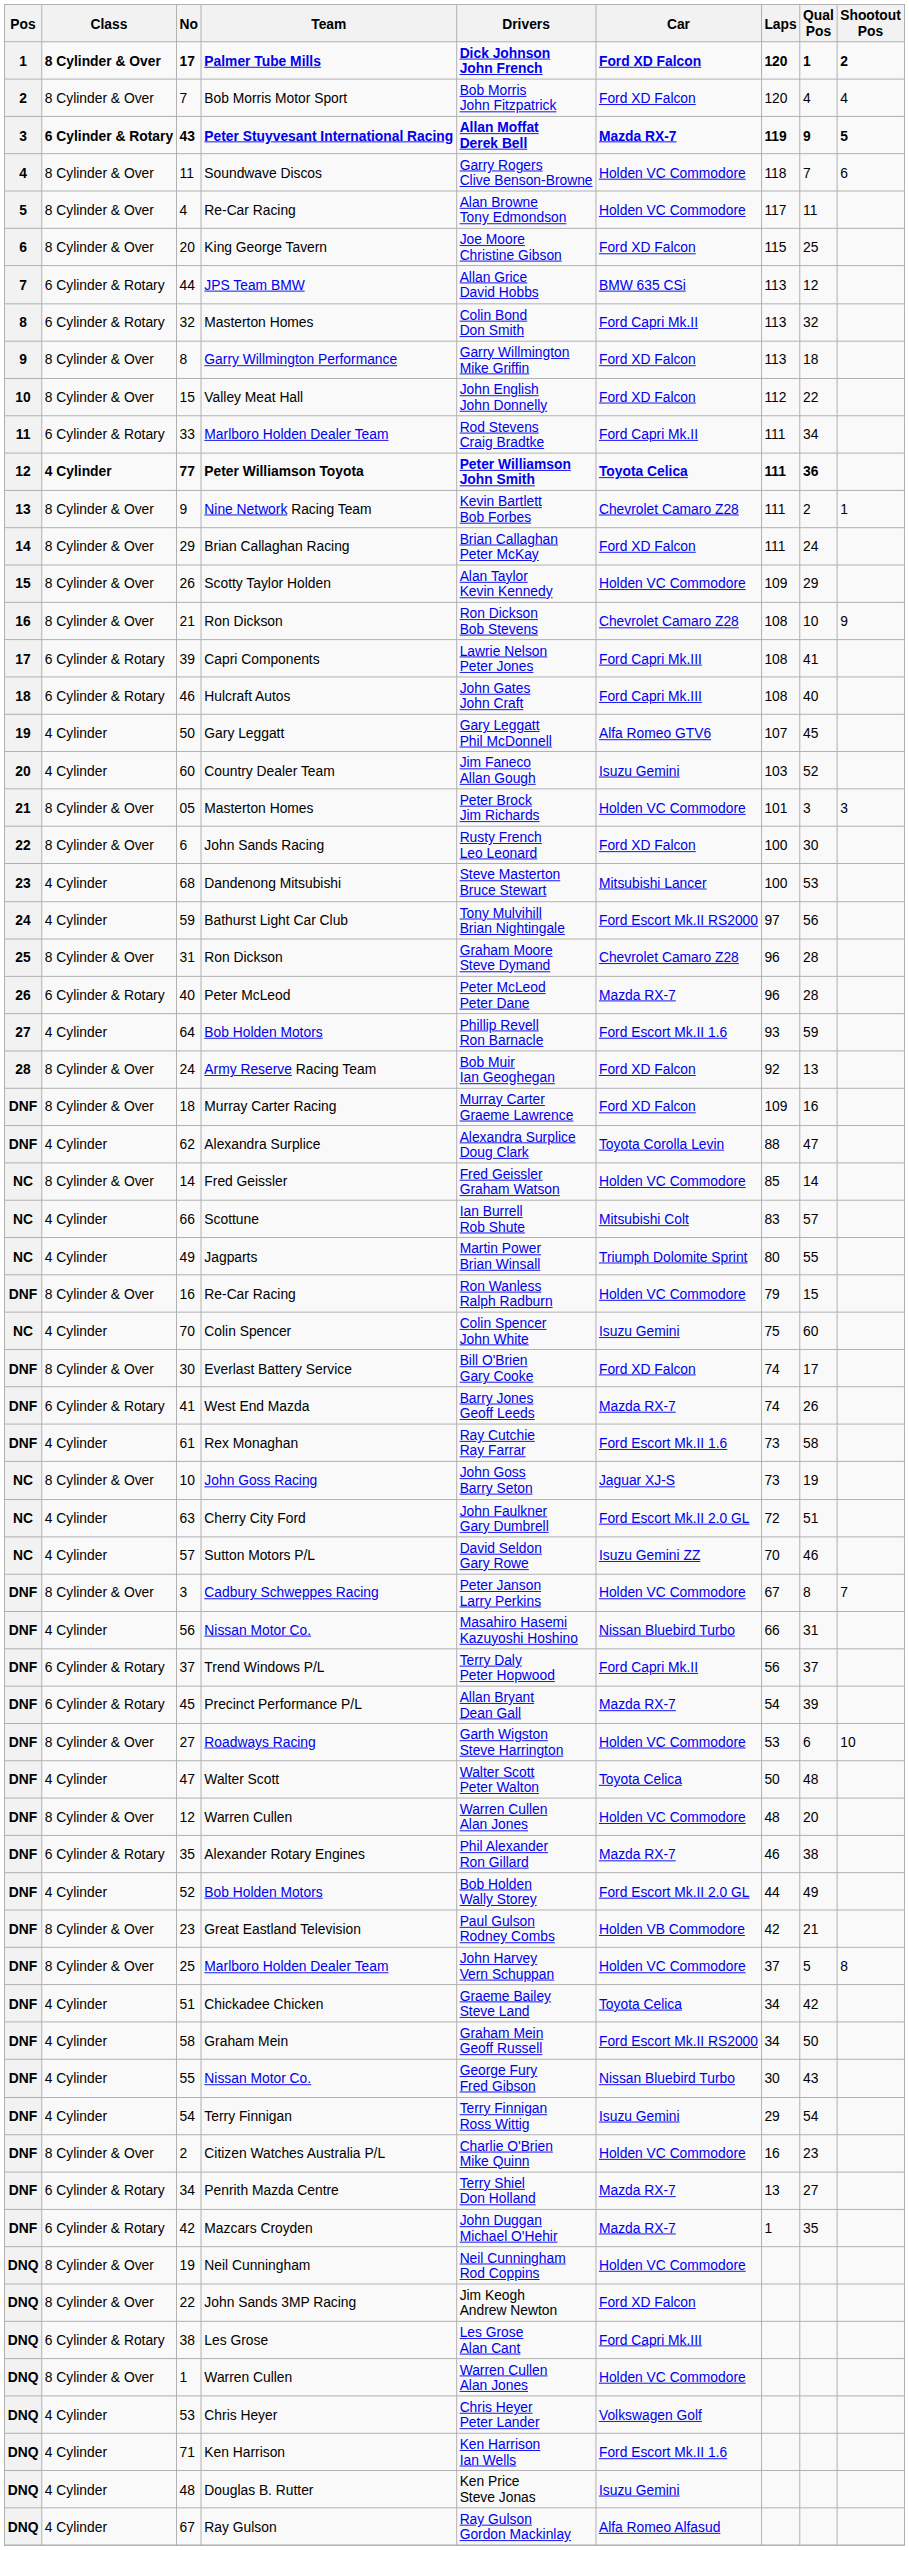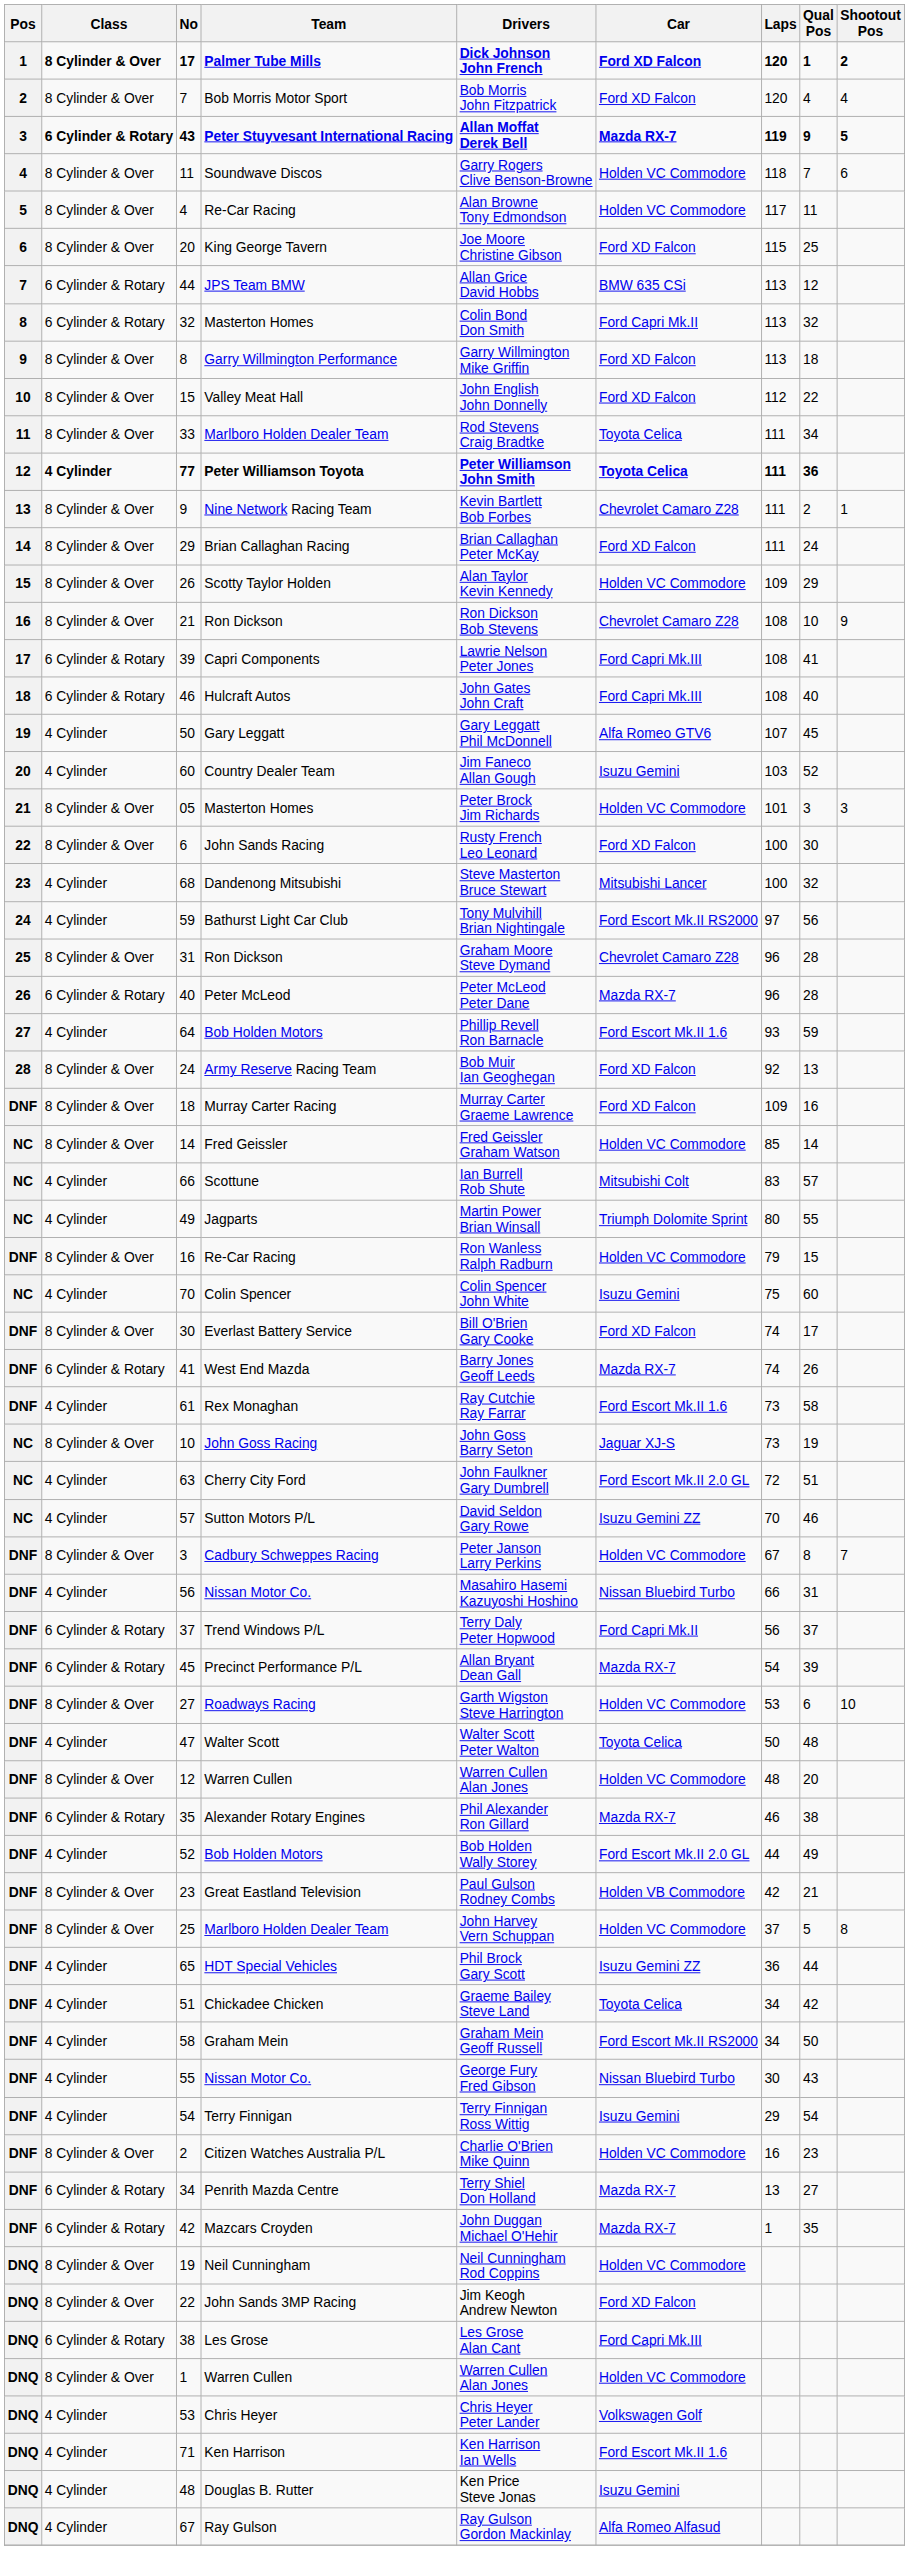(105, 434) 6 Cylinder & Rotary -> (99, 434) 8 Cylinder & Over
(648, 434) Ford Capri Mk.II -> (640, 434) Toyota Celica
(811, 883) 53 -> (811, 883) 32
- row: (187, 1144)
+ row: (187, 1966)
